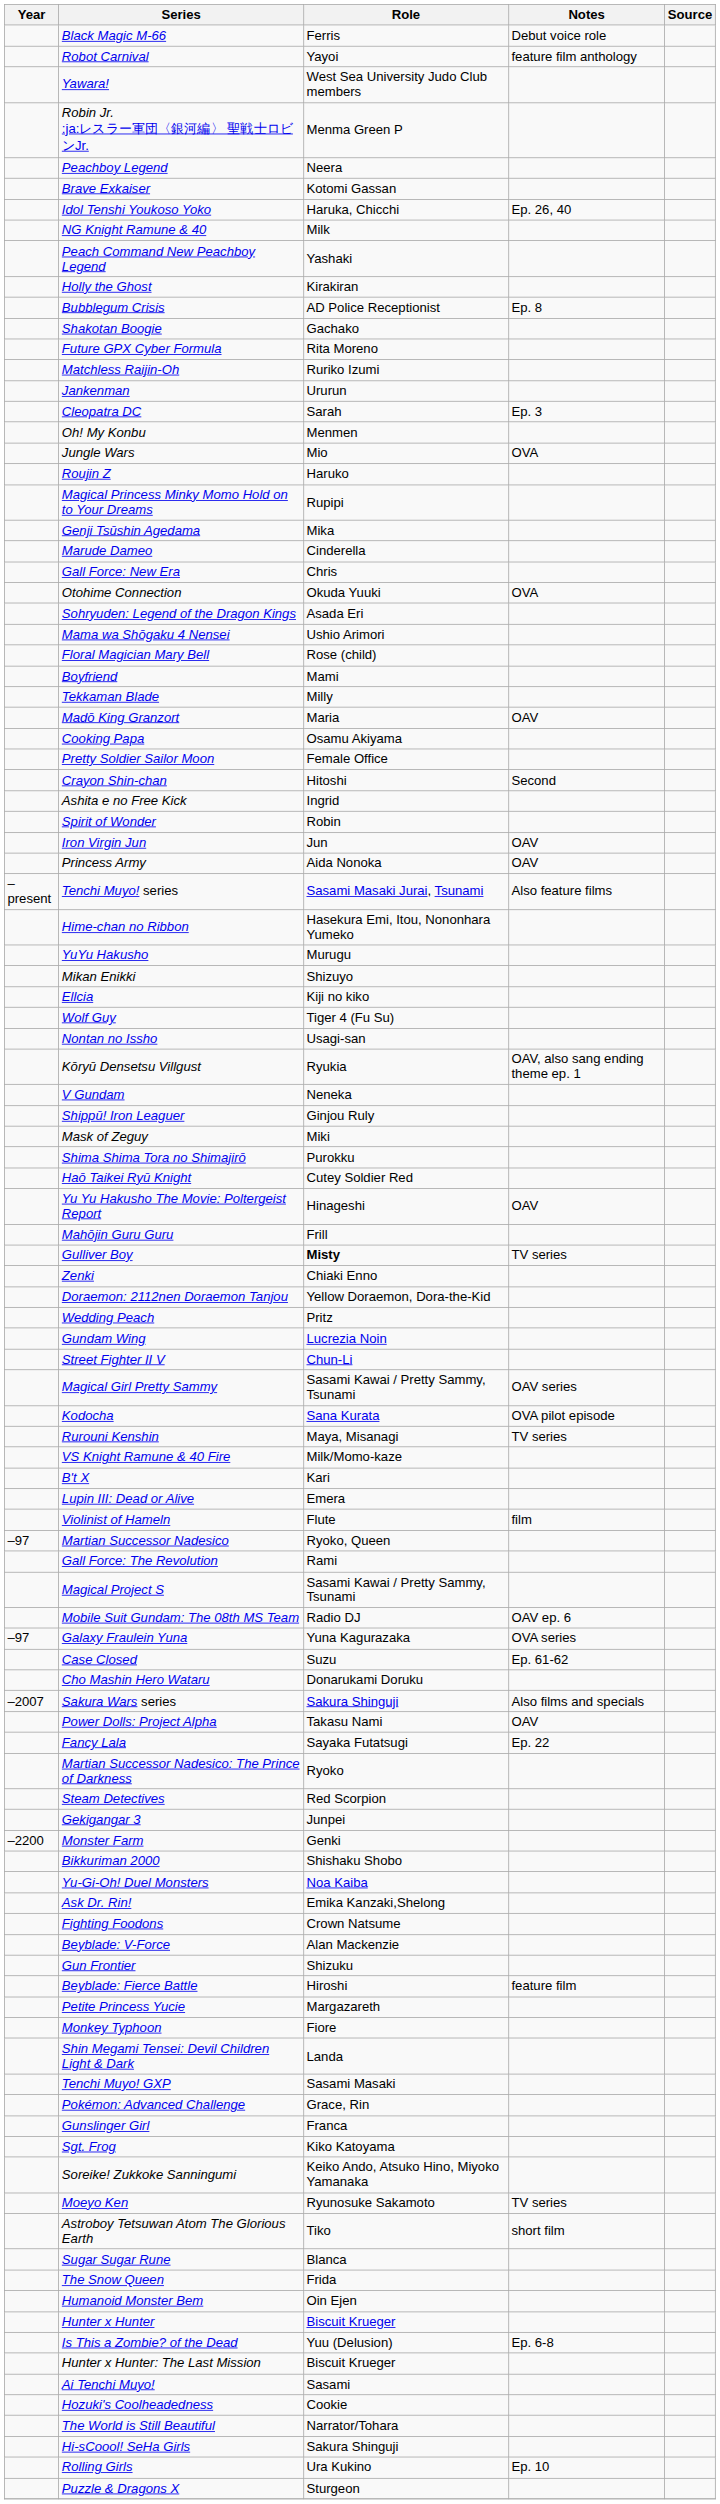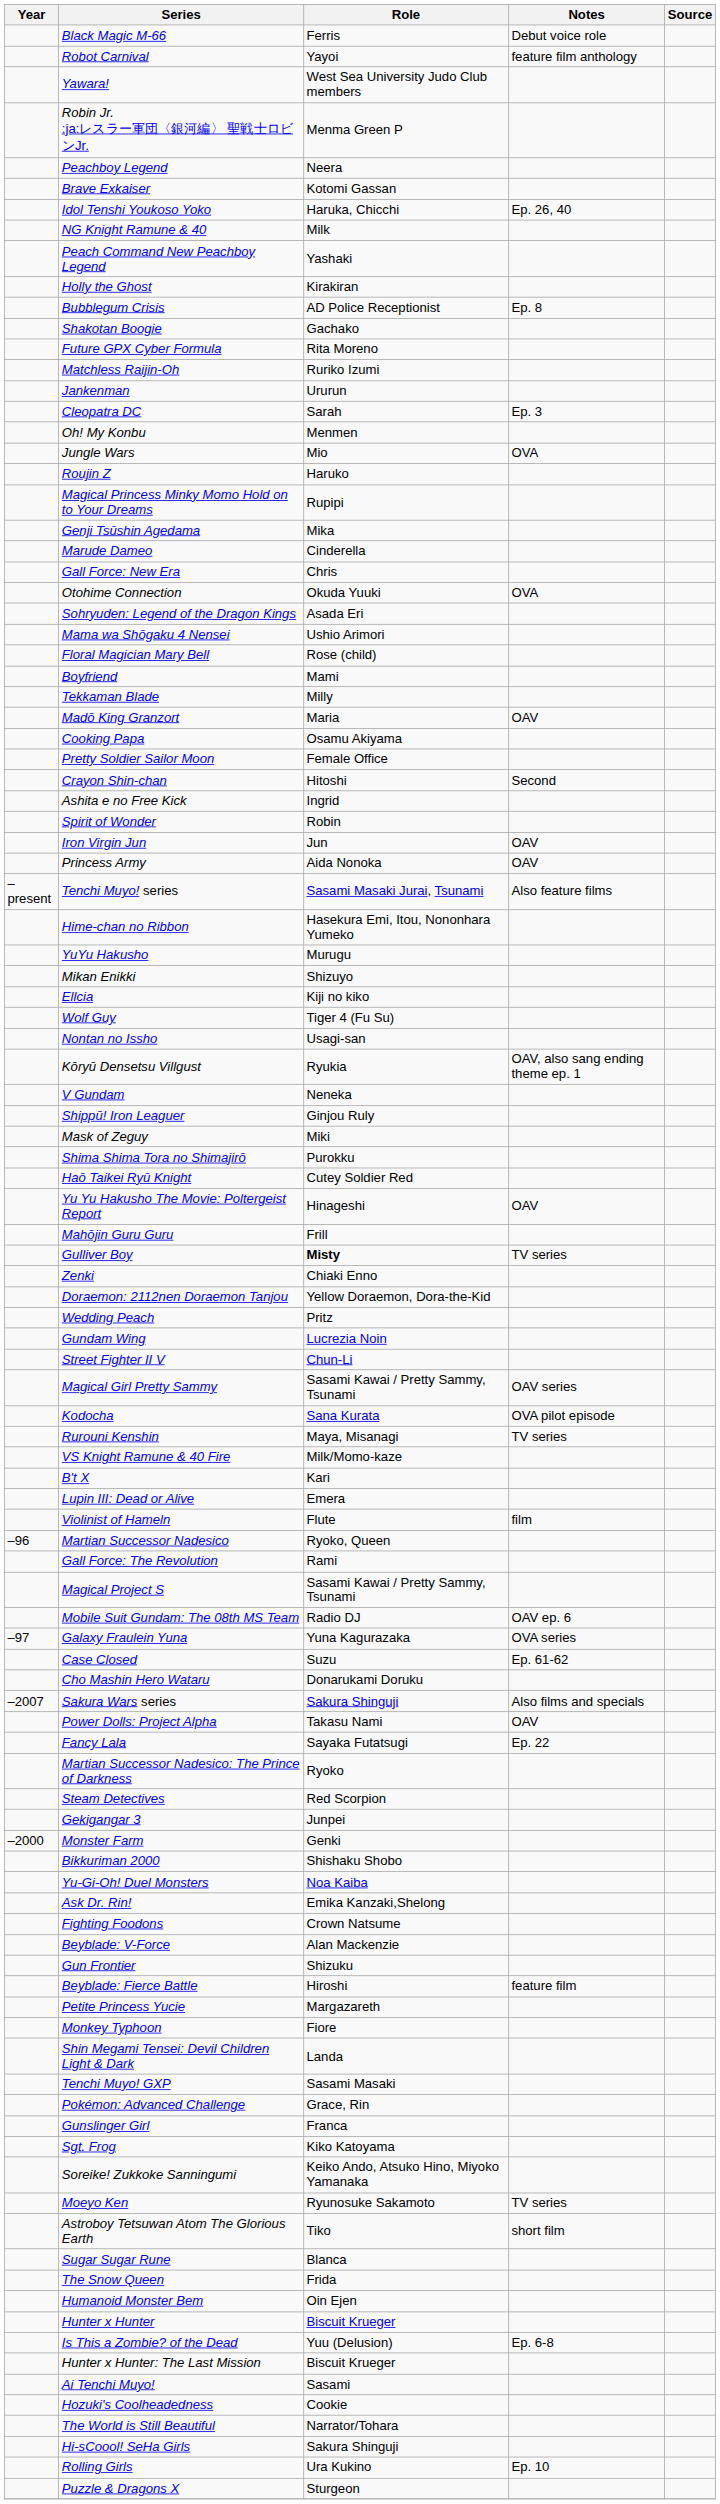(18, 1540) –97 -> (18, 1540) –96
(26, 1840) –2200 -> (26, 1840) –2000
